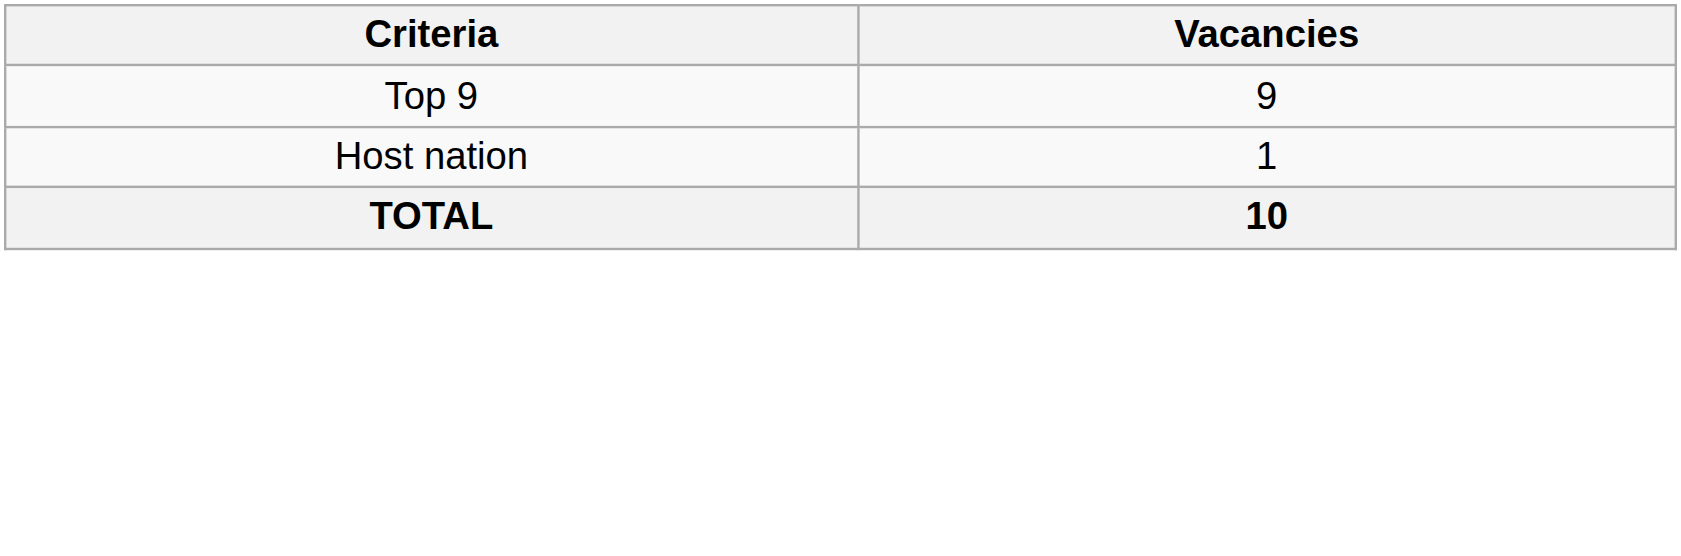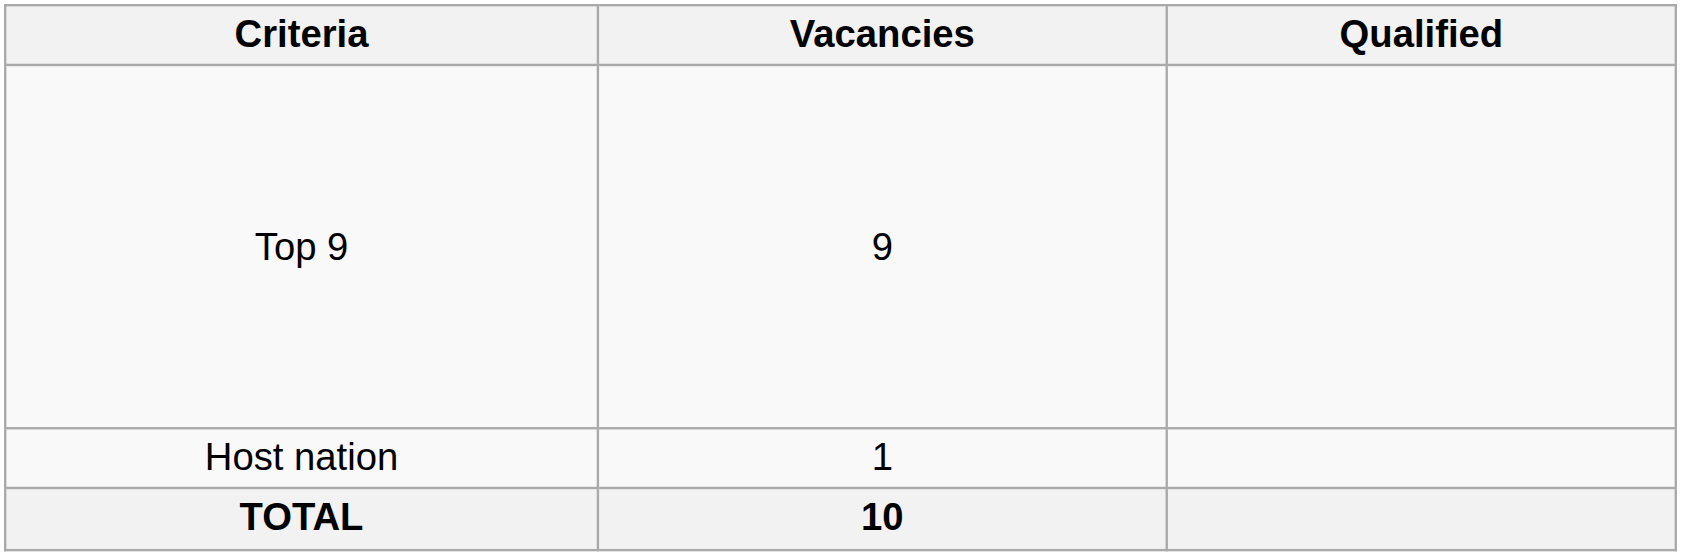+ column: (1421, 34)
